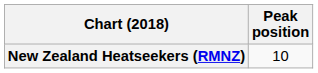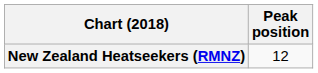(280, 56) 10 -> (280, 56) 12
